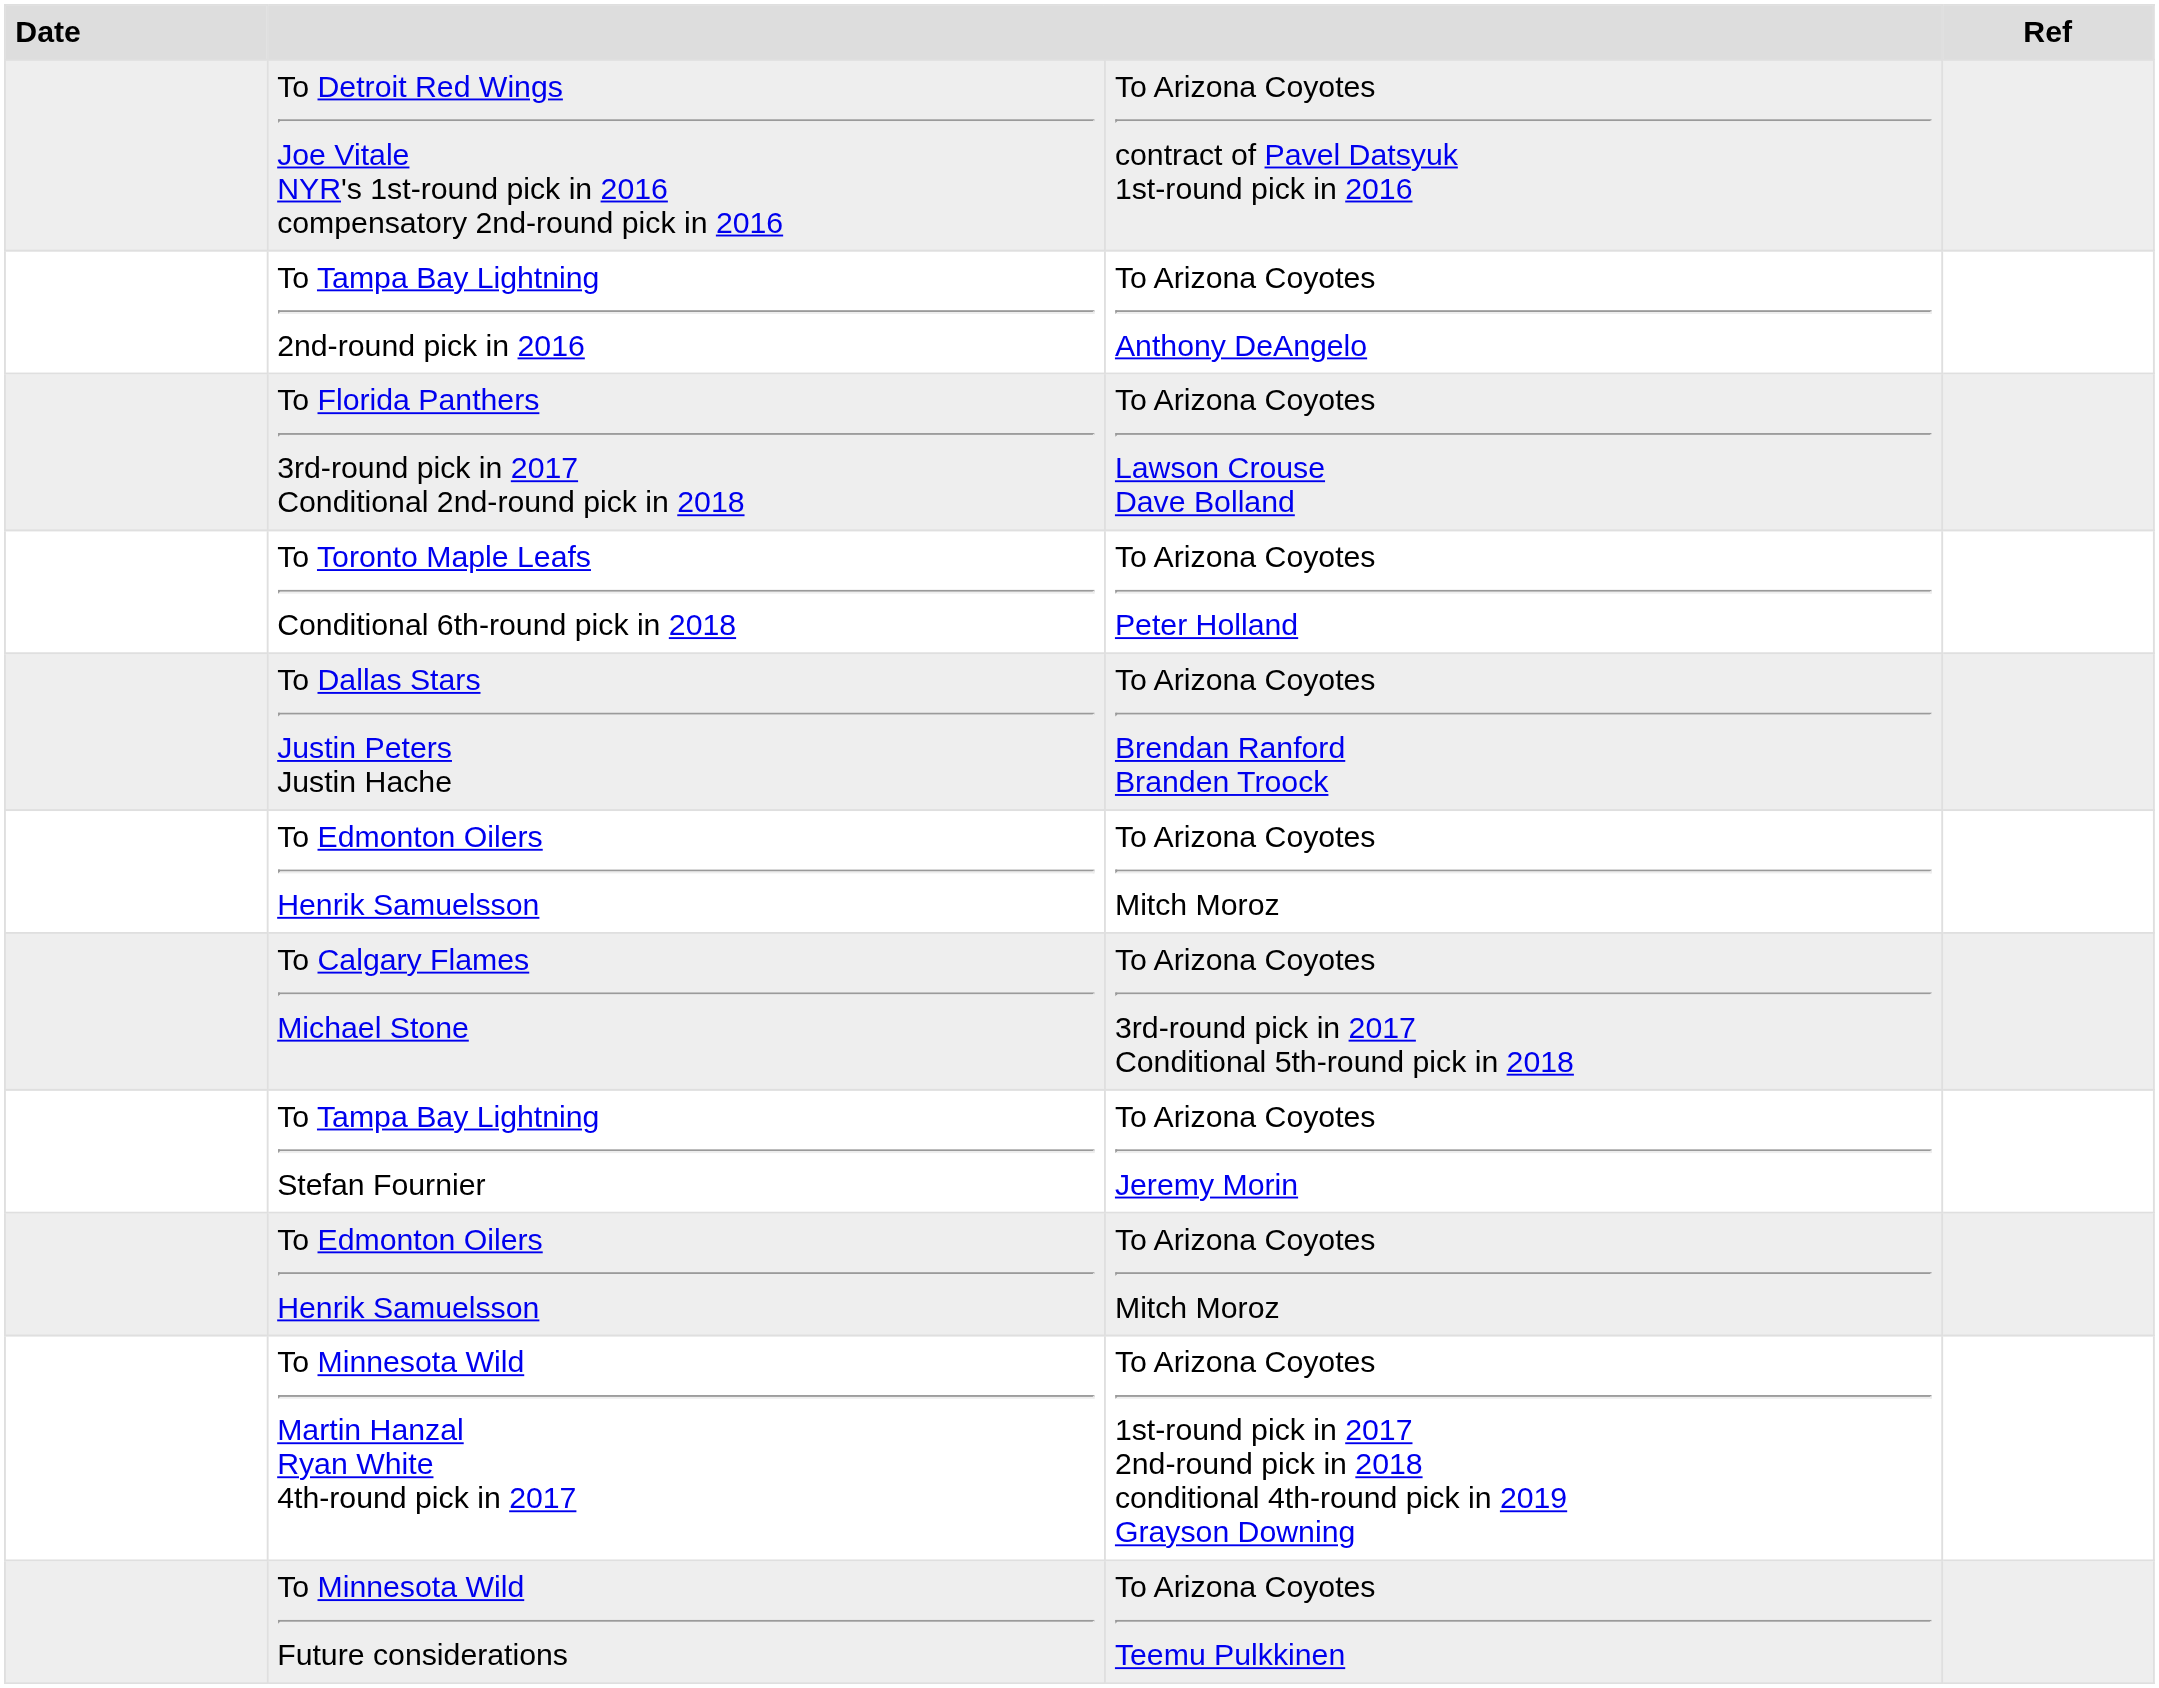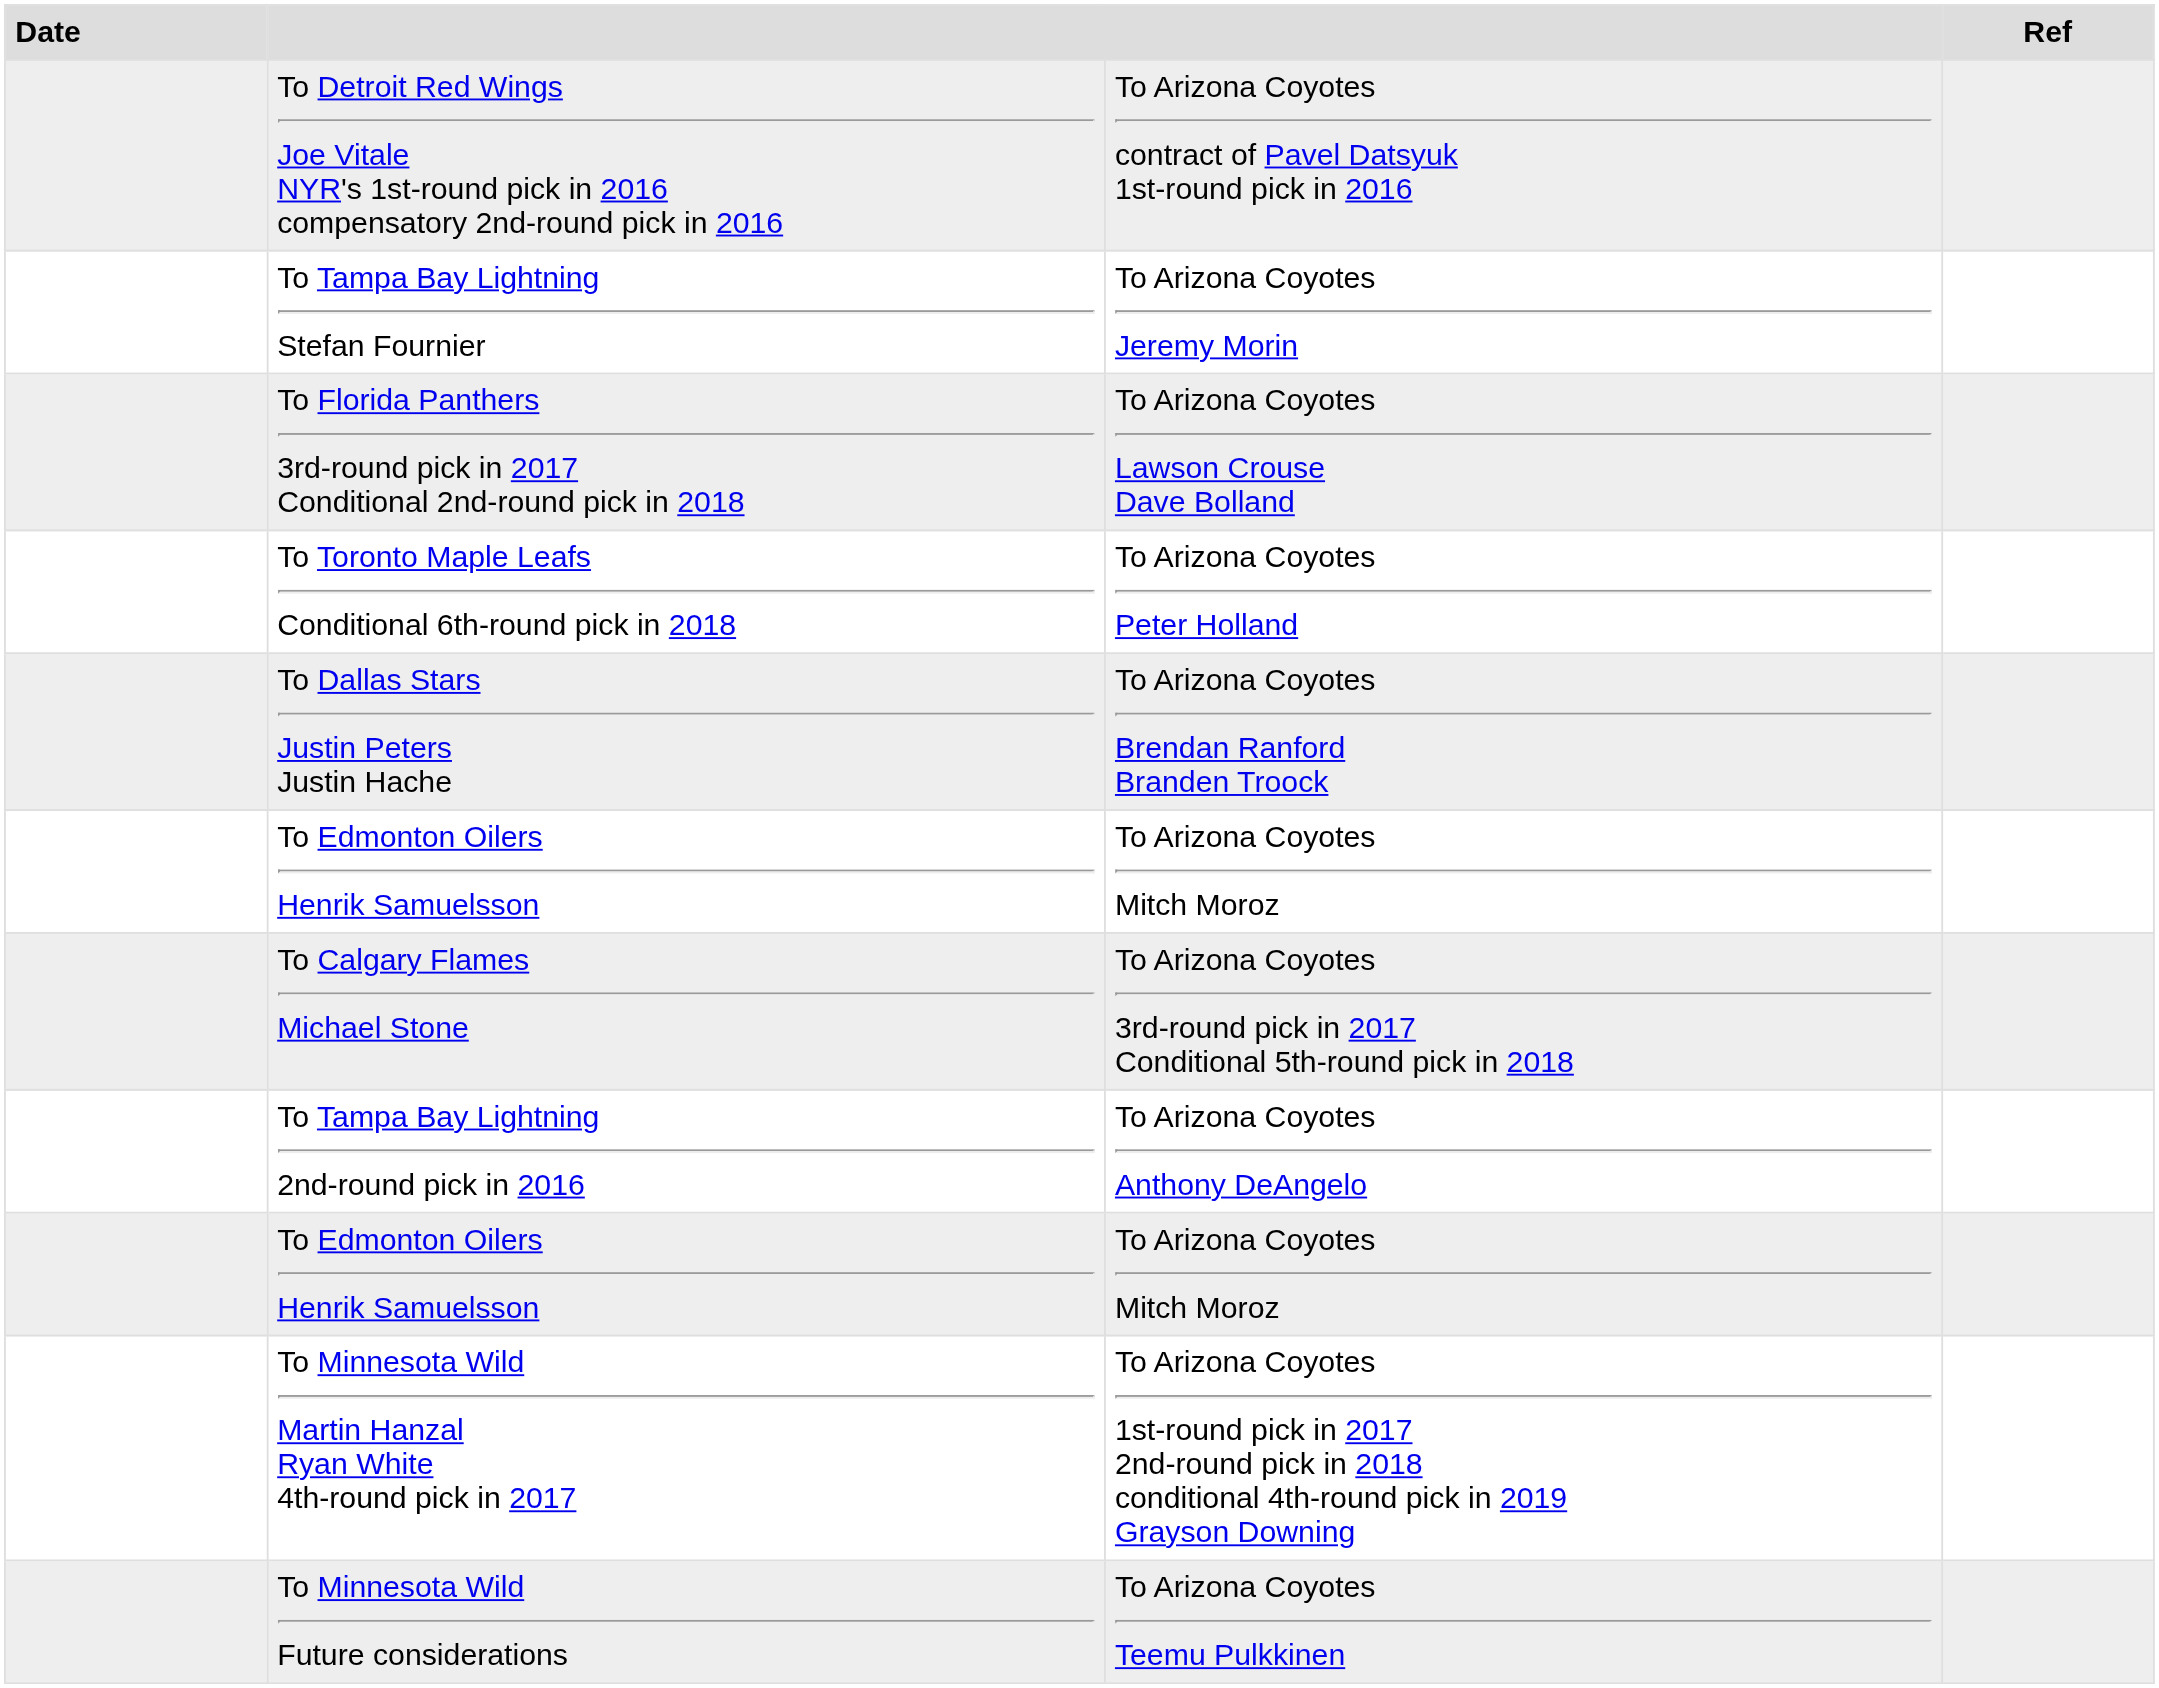rows swapped: (686, 311) <-> (686, 1150)
